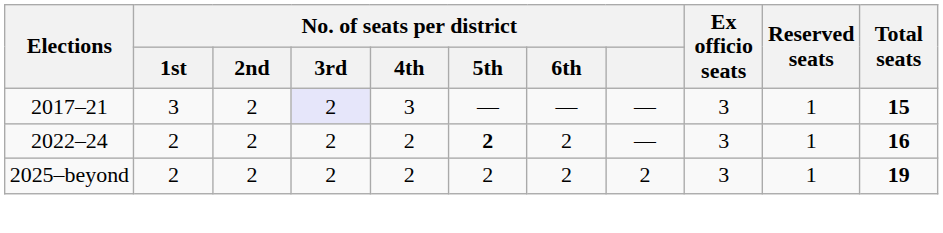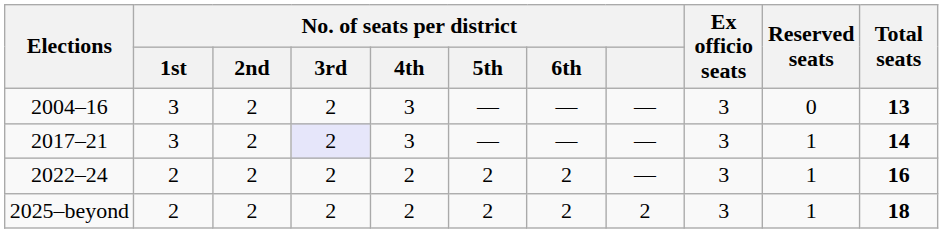+ row: (69, 105)
(899, 105) 15 -> (899, 140) 14
(488, 140) bold -> (488, 175) normal
(899, 175) 19 -> (899, 210) 18
